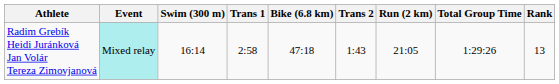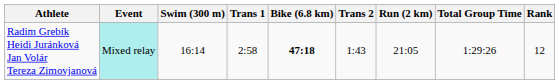(302, 51) normal -> (302, 51) bold
(540, 51) 13 -> (540, 51) 12
